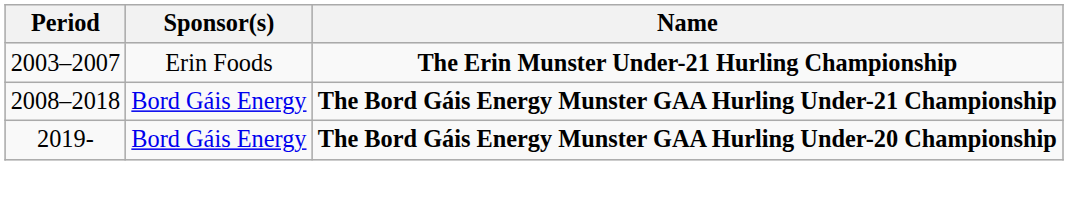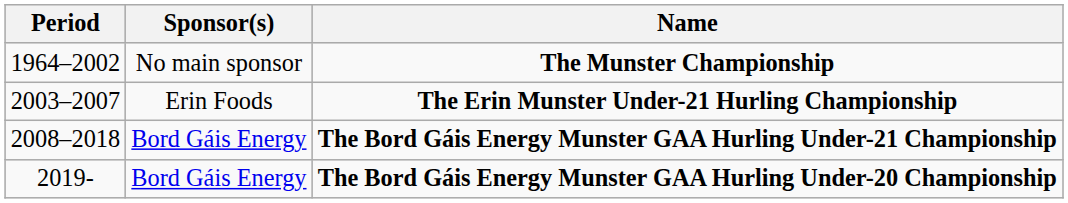+ row: (687, 62)
